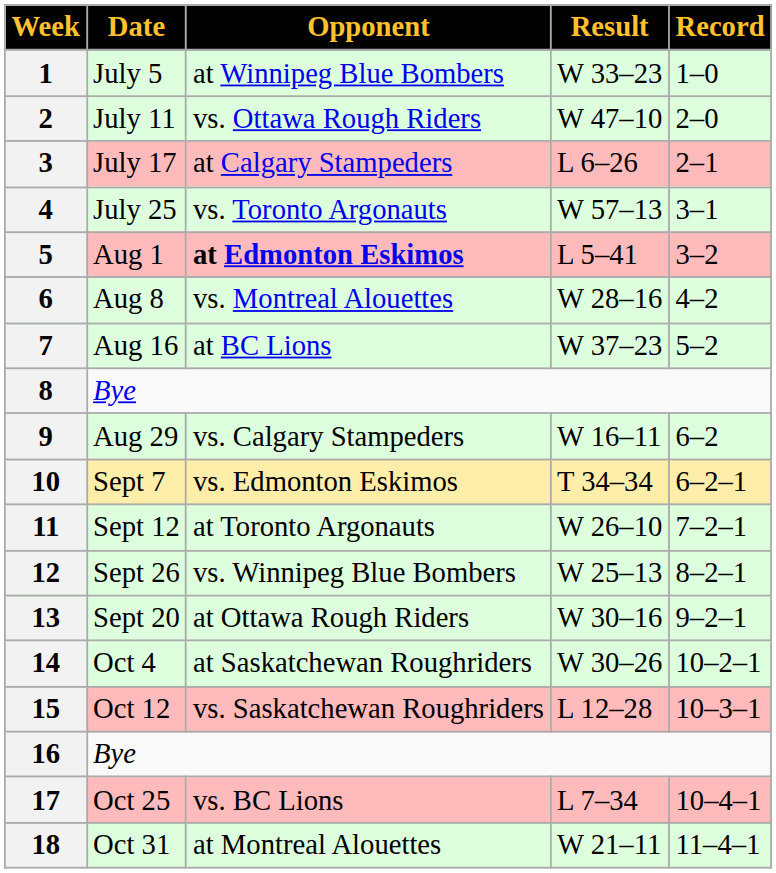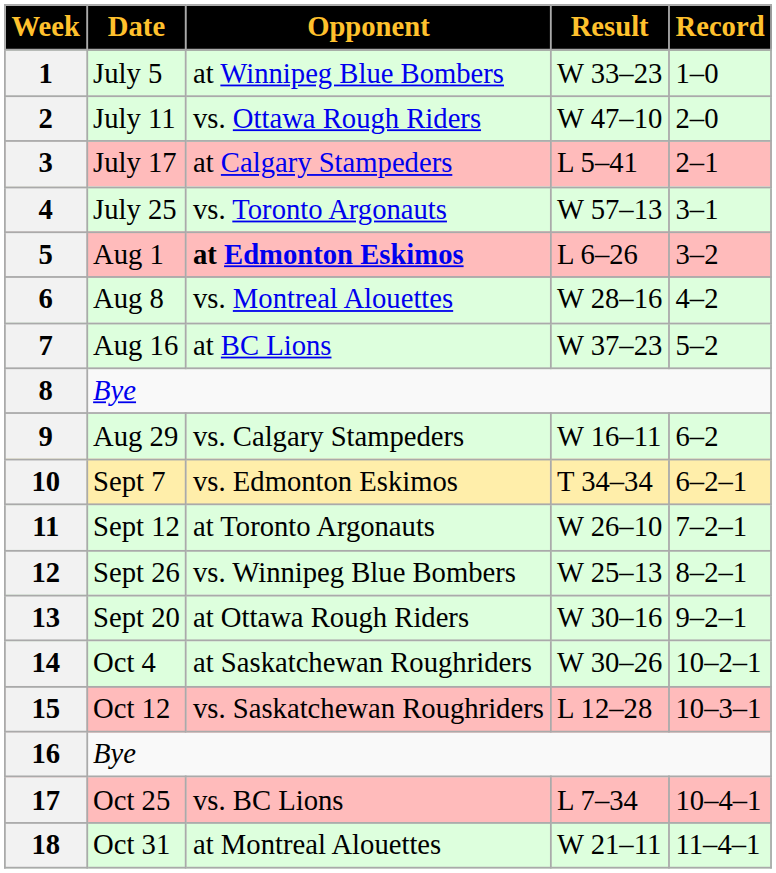(597, 163) L 6–26 -> (597, 163) L 5–41
(597, 254) L 5–41 -> (597, 254) L 6–26
